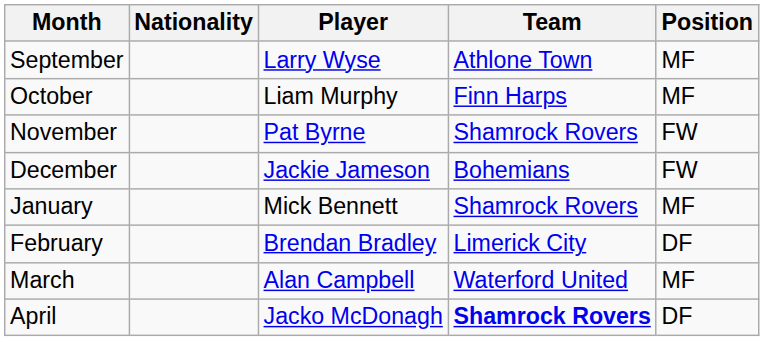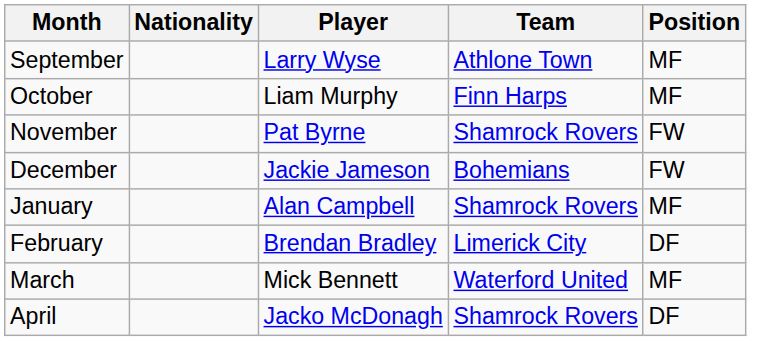(331, 206) Mick Bennett -> (339, 206) Alan Campbell
(339, 280) Alan Campbell -> (331, 280) Mick Bennett
(552, 317) bold -> (546, 317) normal
